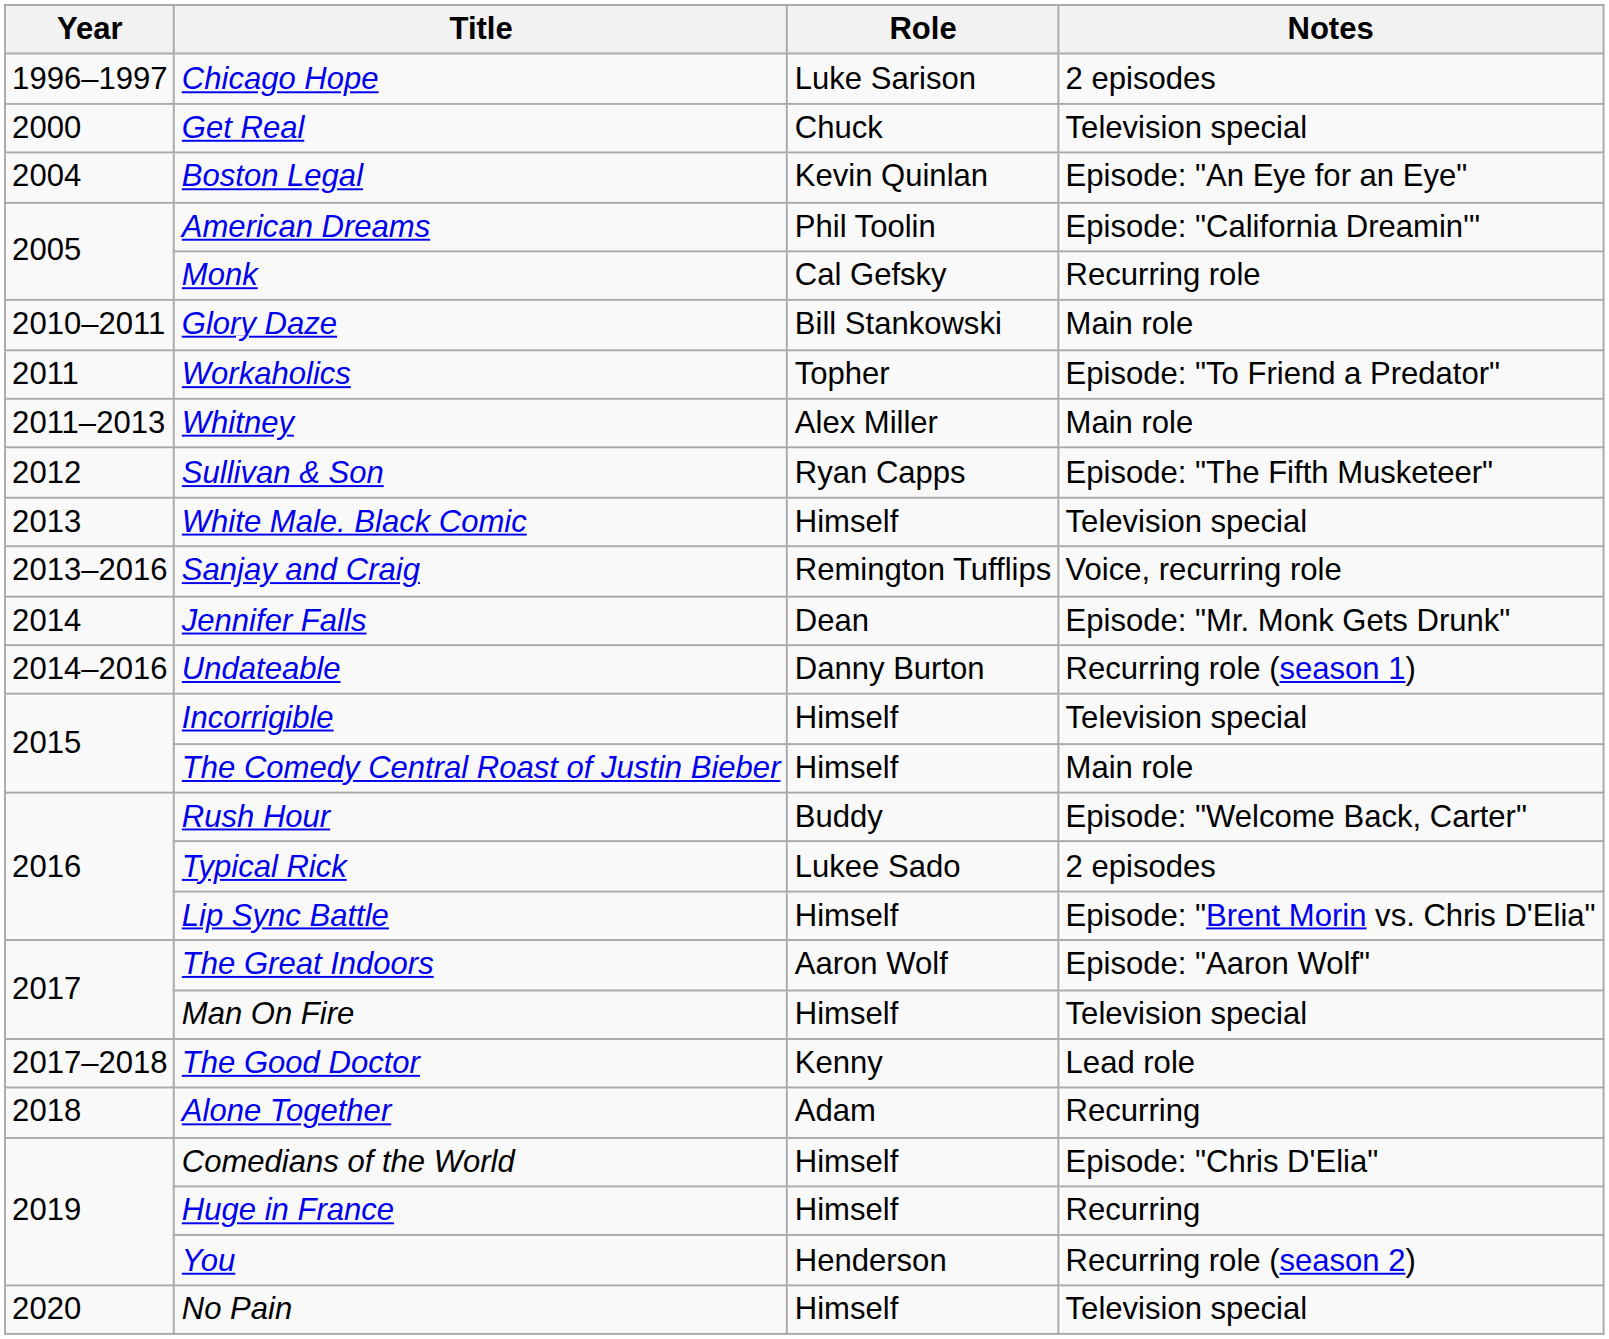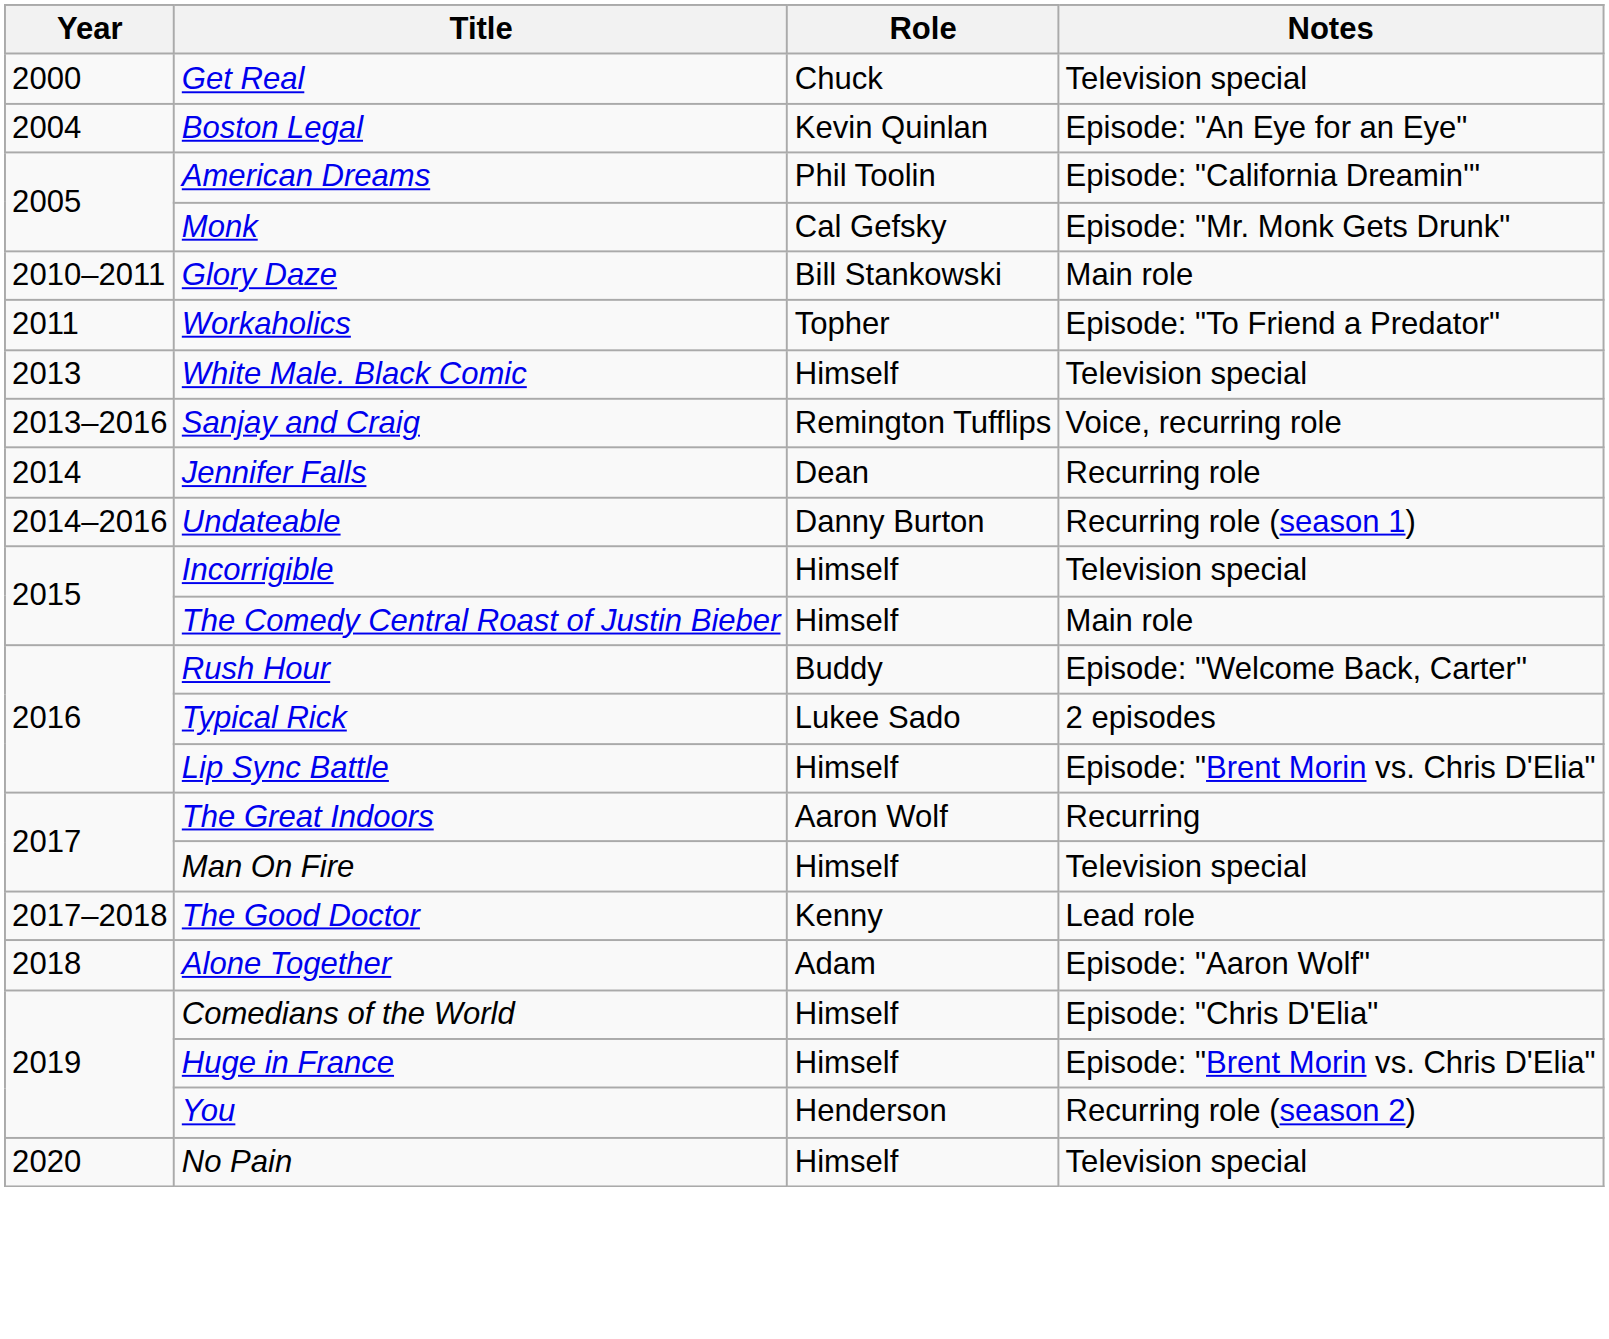- row: (280, 78)
(1163, 275) Recurring role -> (1288, 226) Episode: "Mr. Monk Gets Drunk"
- row: (238, 422)
- row: (283, 472)
(1288, 619) Episode: "Mr. Monk Gets Drunk" -> (1163, 472) Recurring role
(1218, 964) Episode: "Aaron Wolf" -> (1133, 816) Recurring
(1133, 1112) Recurring -> (1218, 964) Episode: "Aaron Wolf"
(1133, 1210) Recurring -> (1331, 1062) Episode: "Brent Morin vs. Chris D'Elia"
